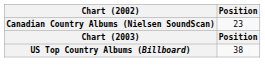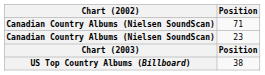+ row: (238, 24)
